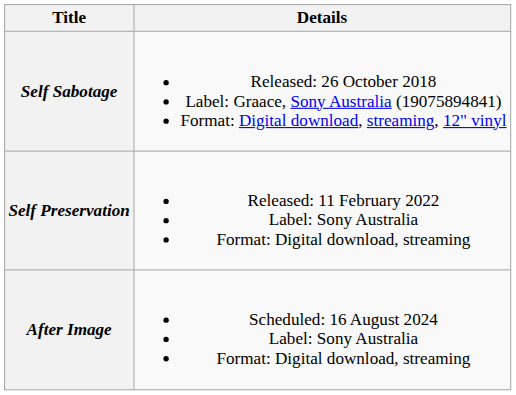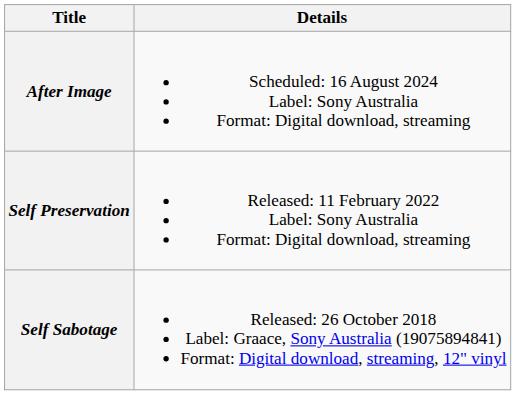rows swapped: (69, 91) <-> (69, 329)
